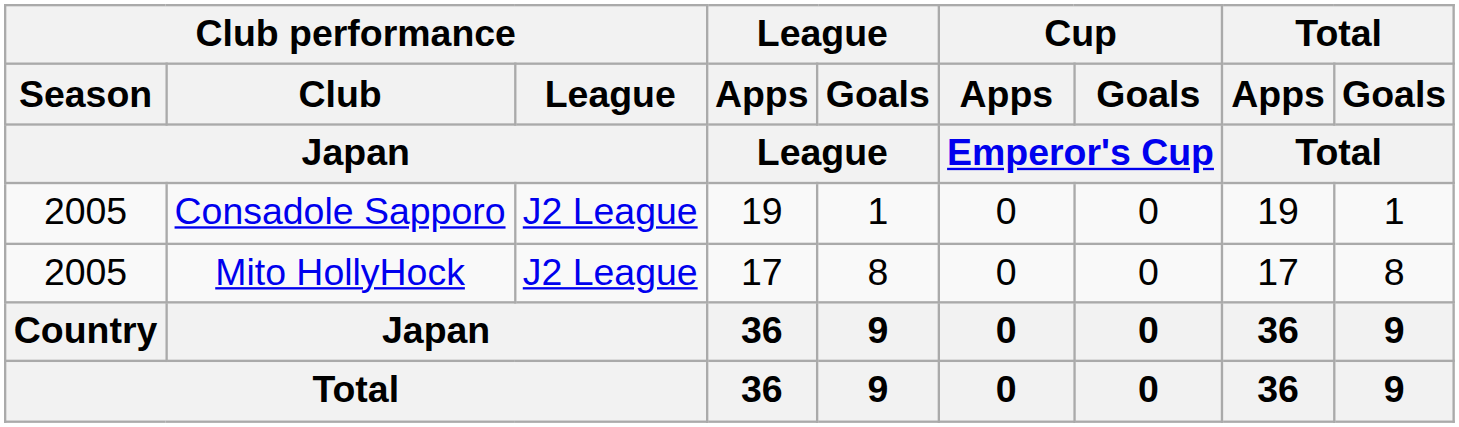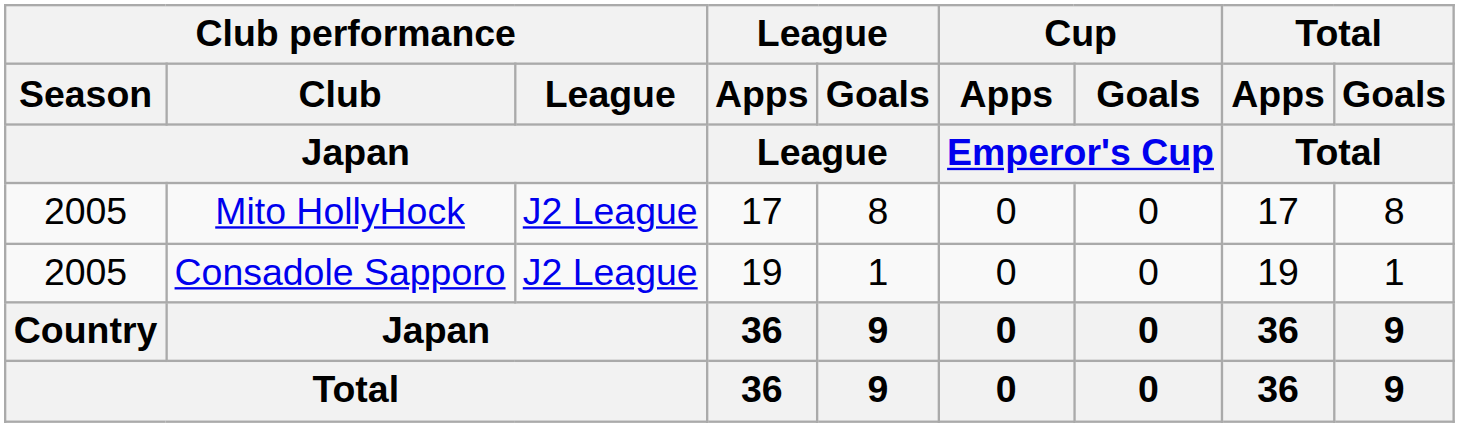rows swapped: (340, 271) <-> (340, 212)
